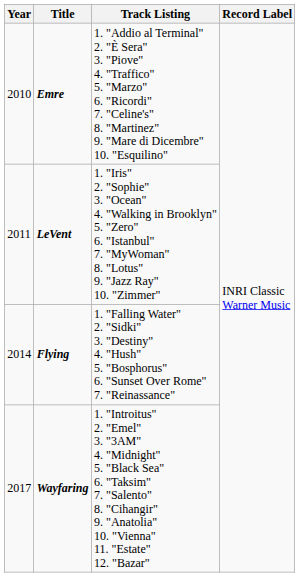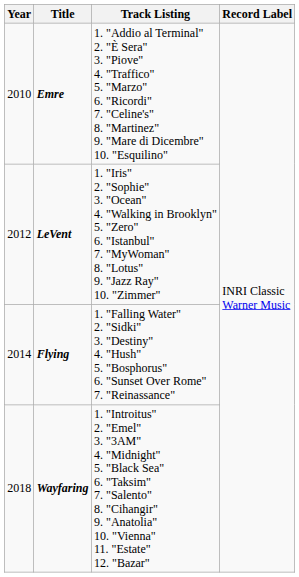(19, 234) 2011 -> (19, 234) 2012
(19, 488) 2017 -> (19, 488) 2018
